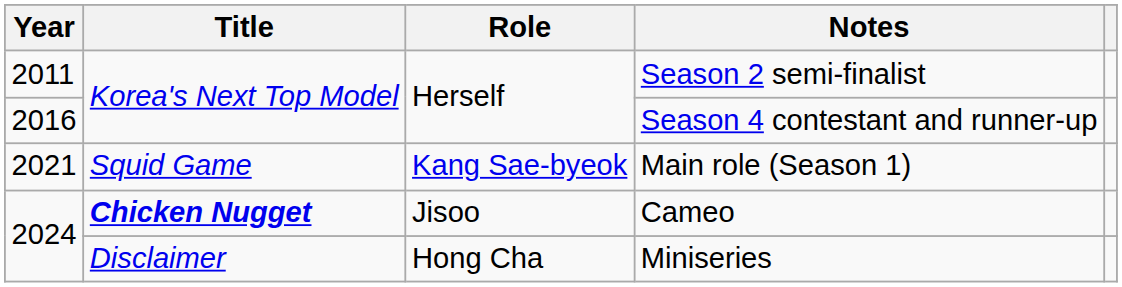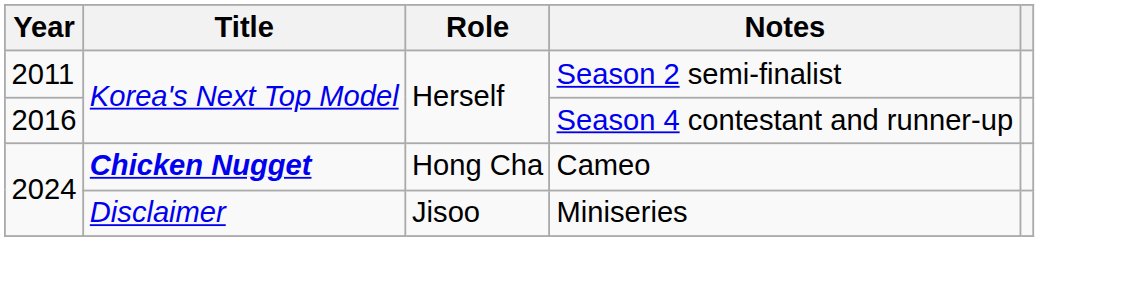- row: (776, 166)
(446, 212) Jisoo -> (478, 166) Hong Cha
(478, 258) Hong Cha -> (446, 212) Jisoo
